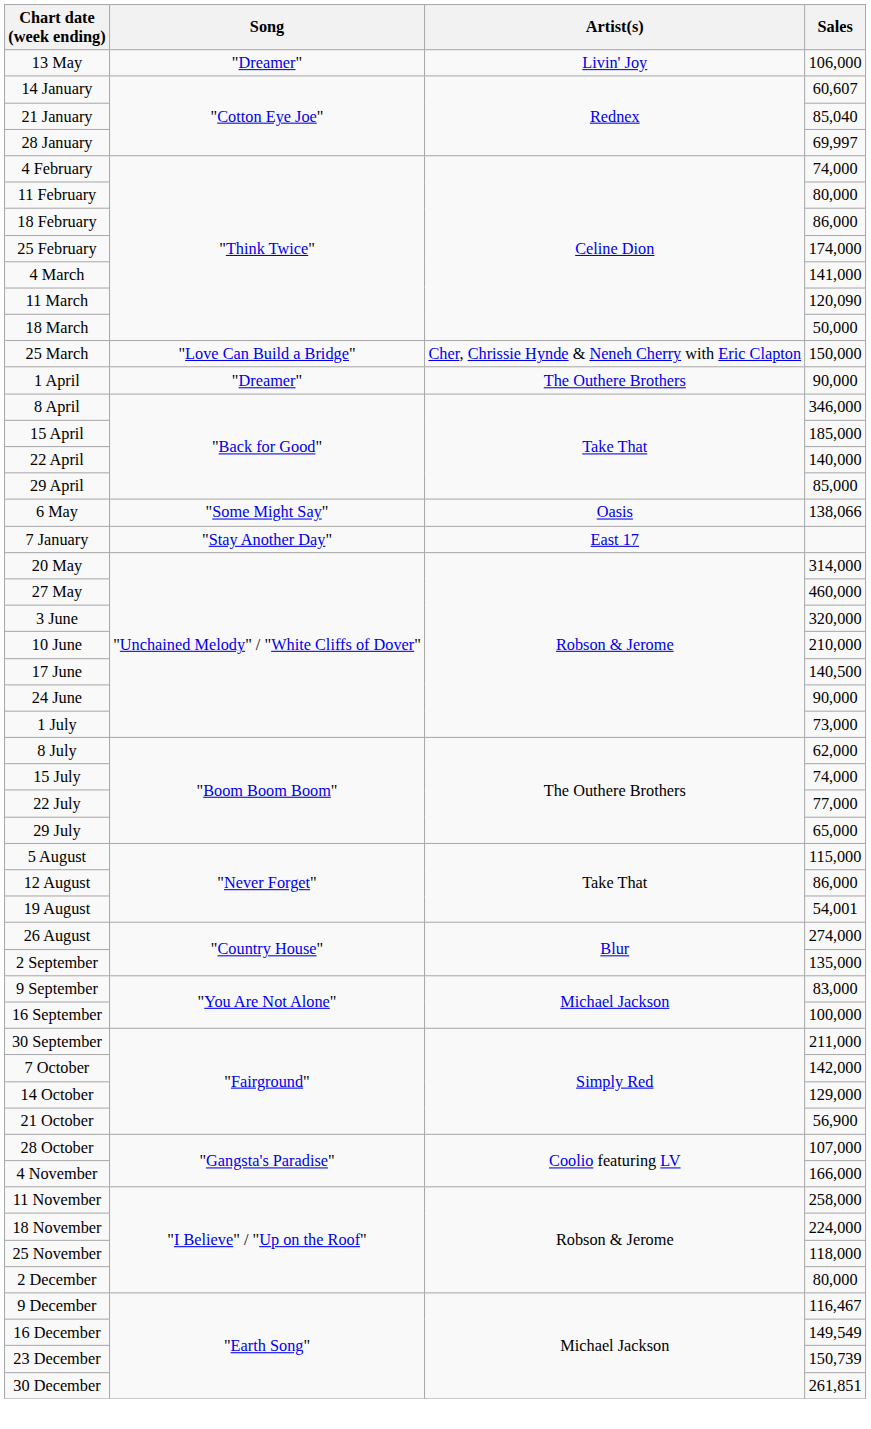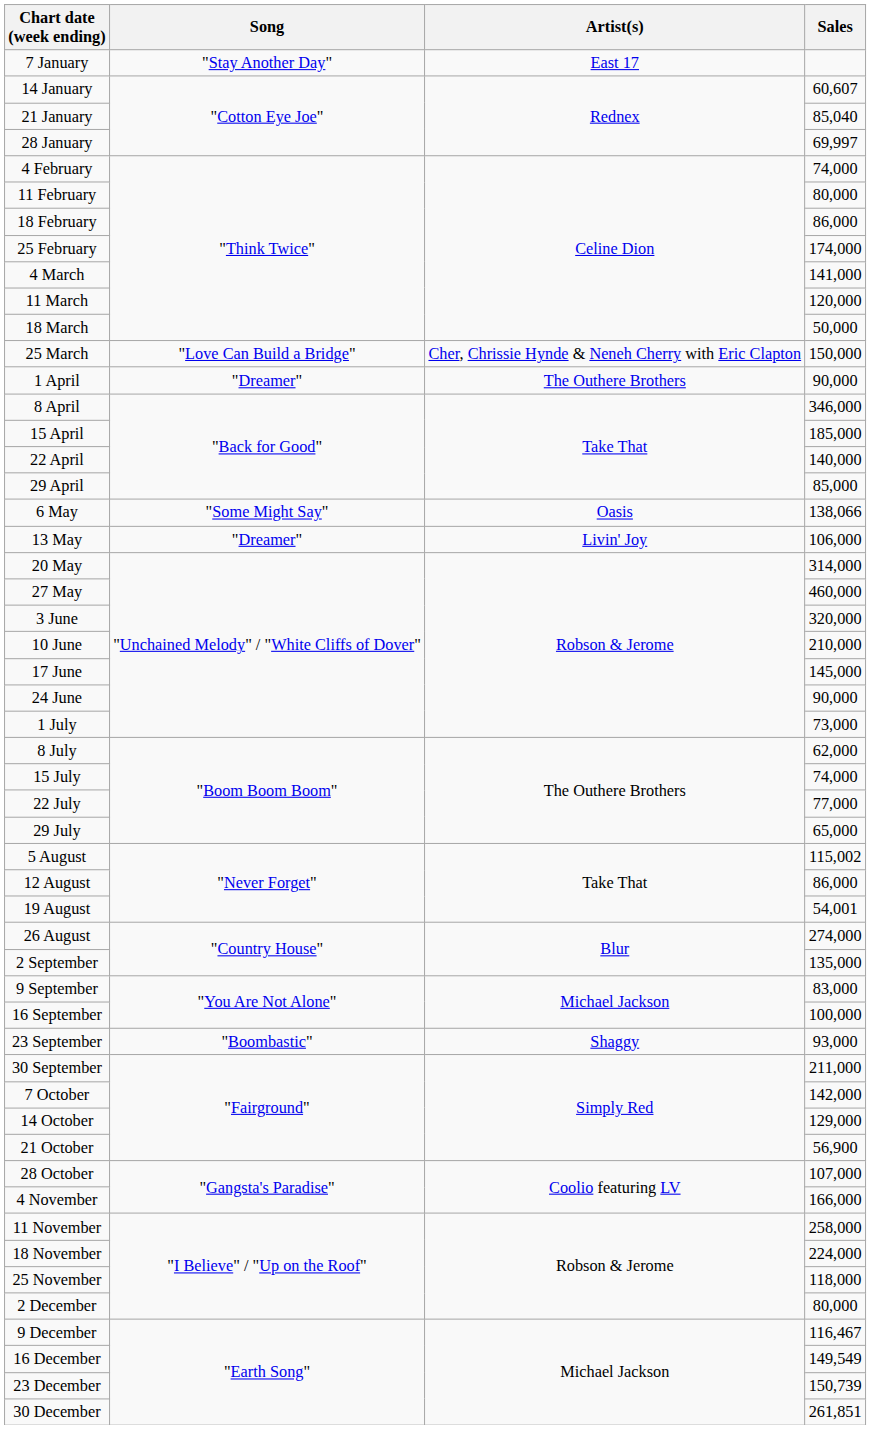rows swapped: (57, 538) <-> (57, 62)
(835, 300) 120,090 -> (835, 300) 120,000
(835, 670) 140,500 -> (835, 670) 145,000
(835, 855) 115,000 -> (835, 855) 115,002
+ row: (57, 1041)
